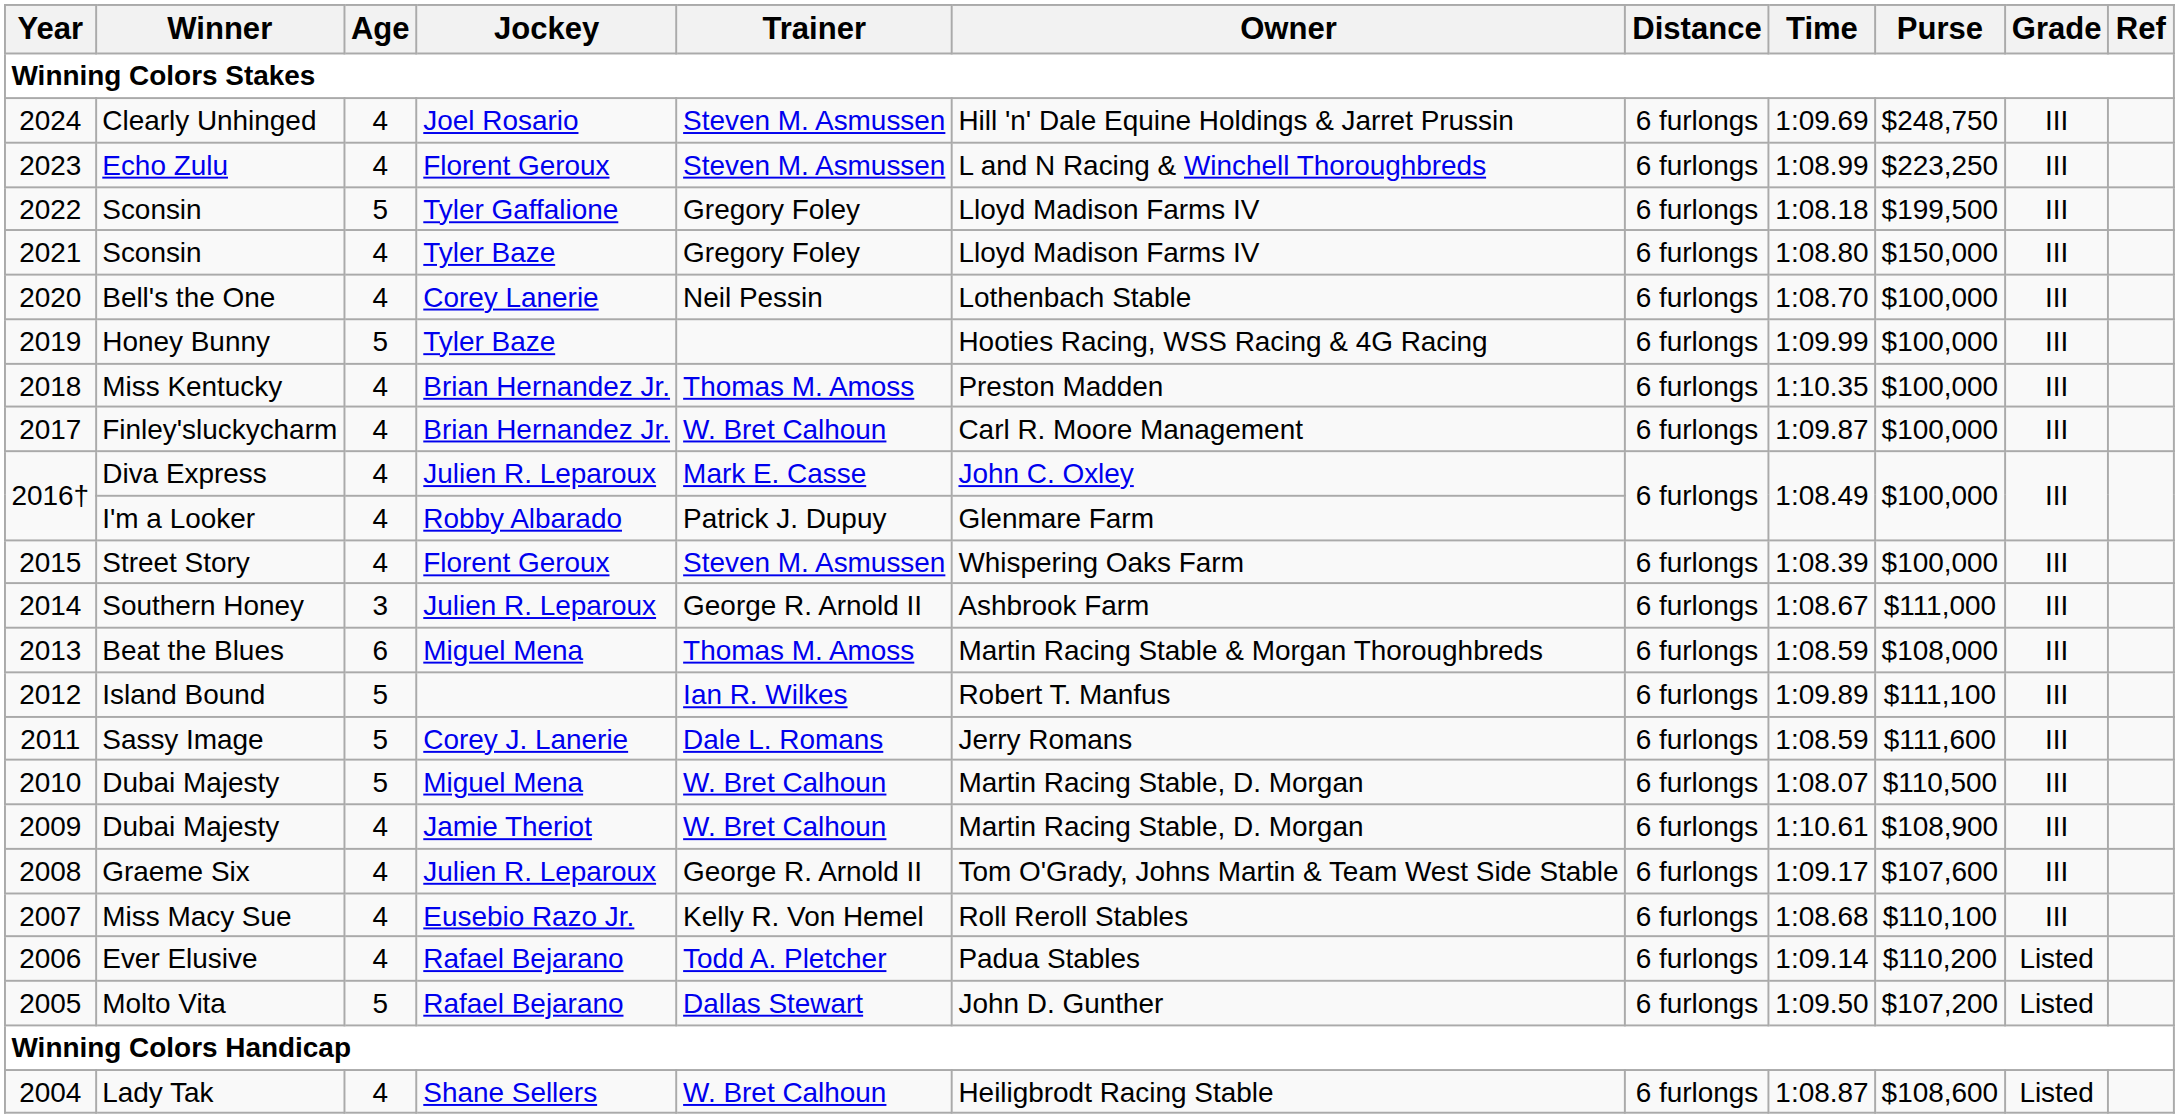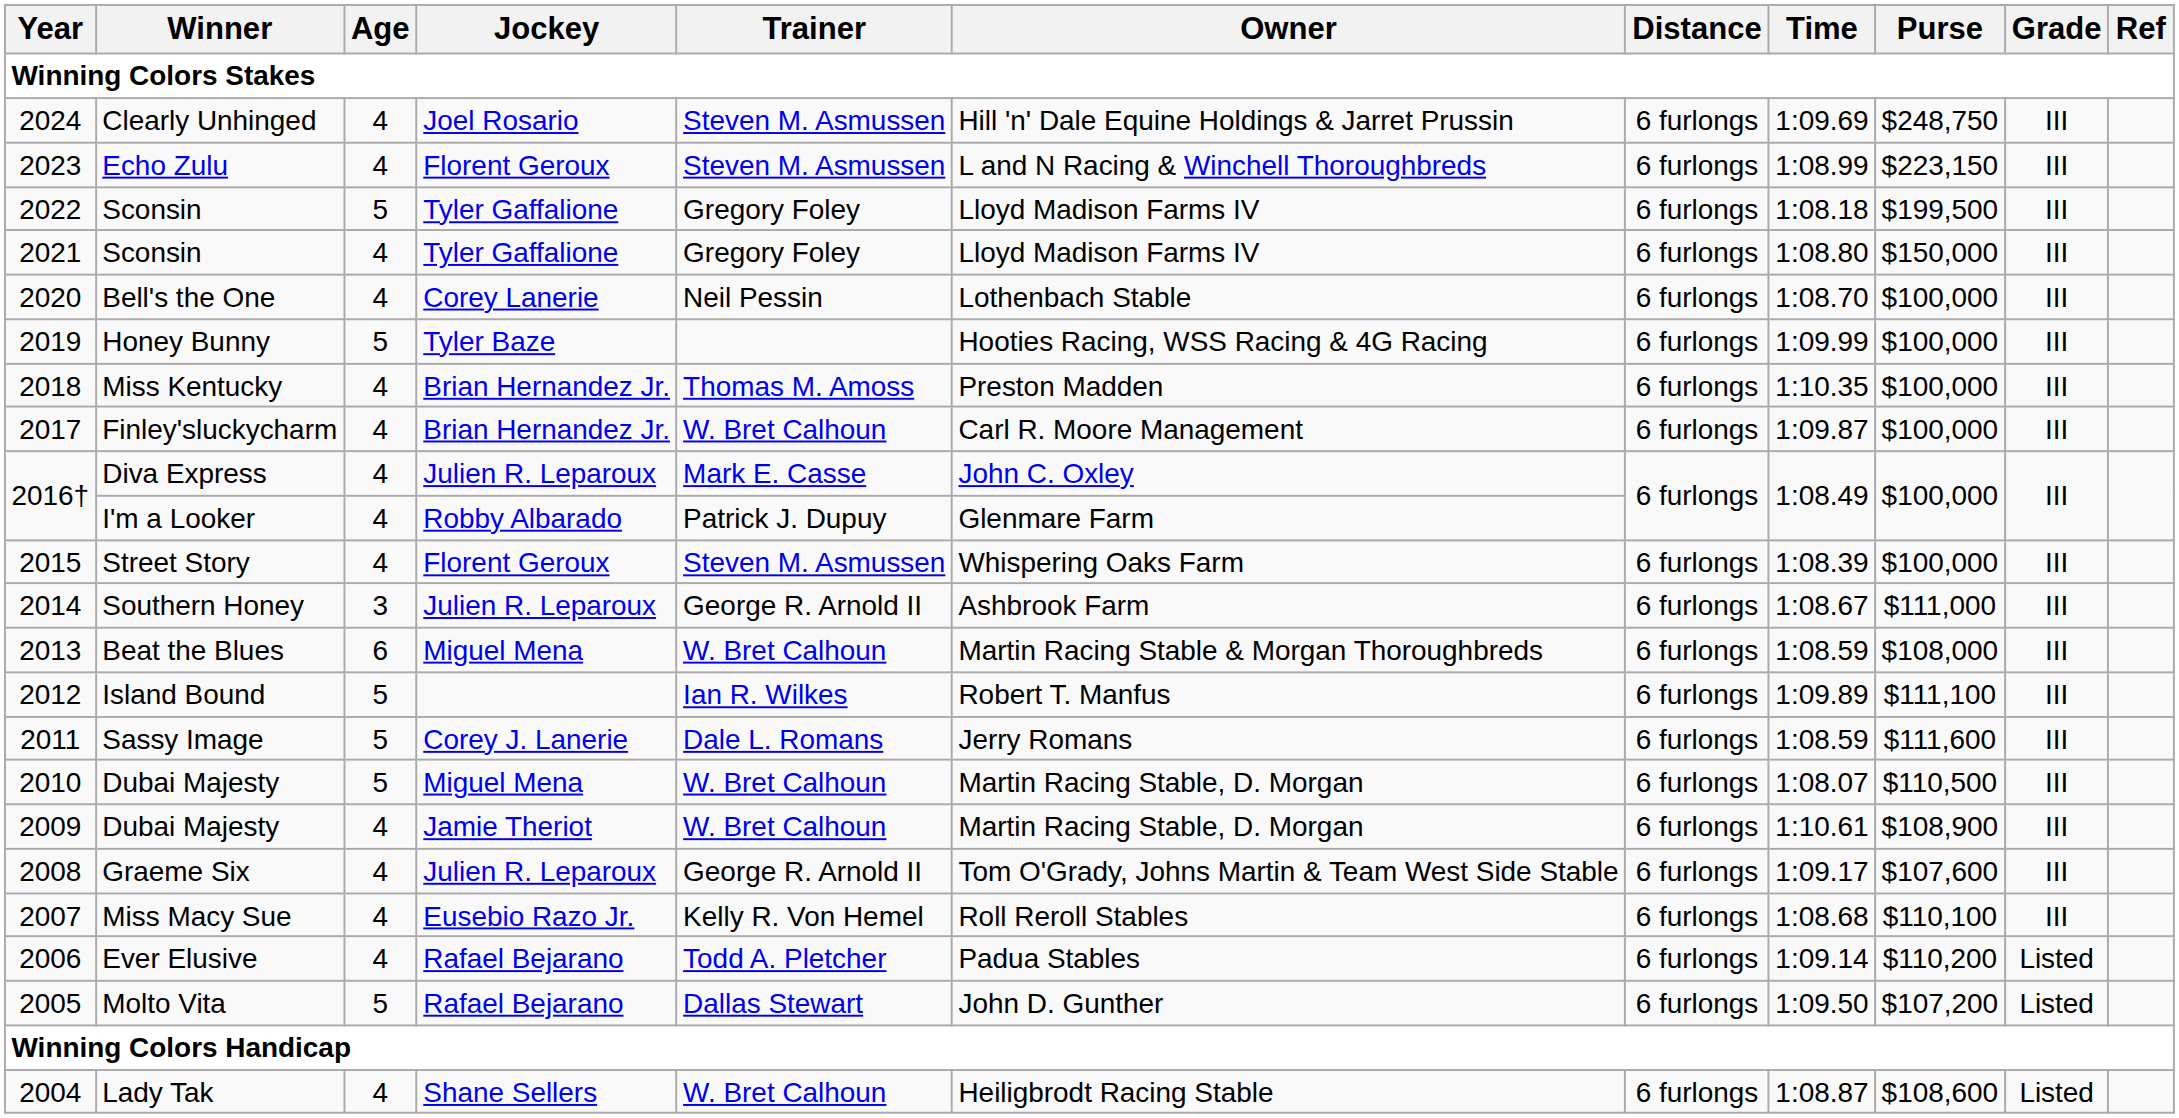(1940, 165) $223,250 -> (1940, 165) $223,150
(489, 253) Tyler Baze -> (521, 253) Tyler Gaffalione
(799, 650) Thomas M. Amoss -> (785, 650) W. Bret Calhoun
